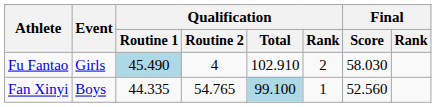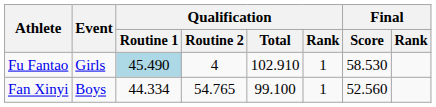(323, 65) 2 -> (323, 65) 1
(367, 65) 58.030 -> (367, 65) 58.530
(149, 90) 44.335 -> (149, 90) 44.334
(275, 90) lightblue background -> (275, 90) no background
